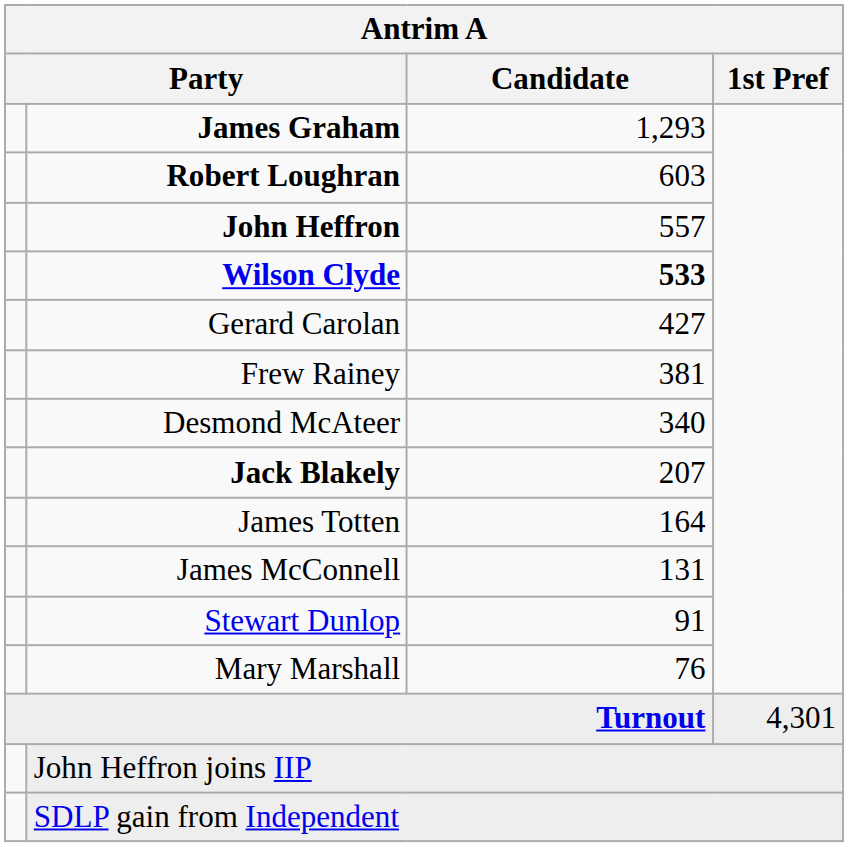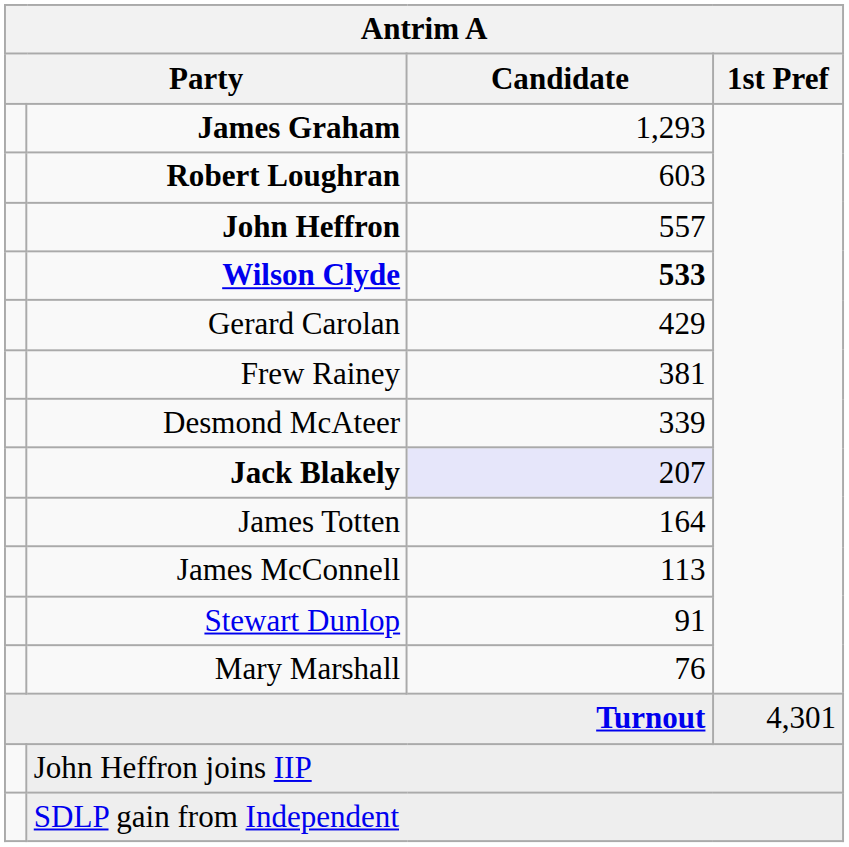(682, 324) 427 -> (682, 324) 429
(682, 422) 340 -> (682, 422) 339
(682, 472) no background -> (682, 472) lavender background
(682, 570) 131 -> (683, 570) 113
